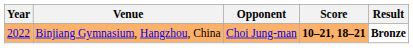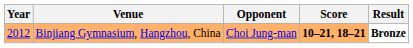(19, 33) 2022 -> (19, 33) 2012
